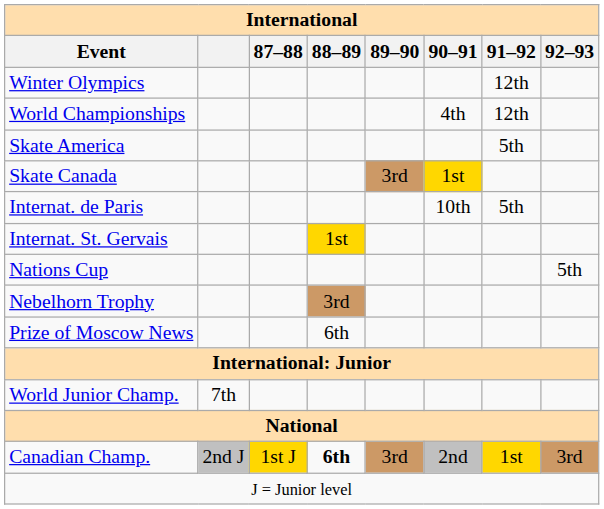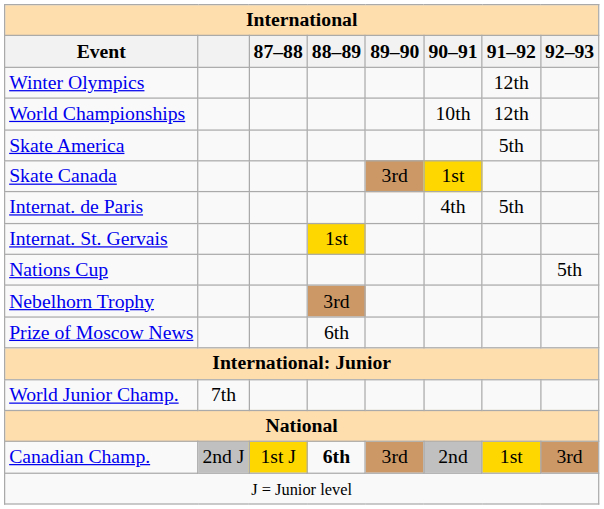(453, 113) 4th -> (453, 113) 10th
(453, 207) 10th -> (453, 207) 4th
